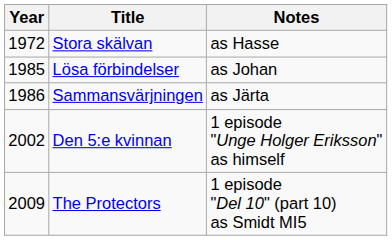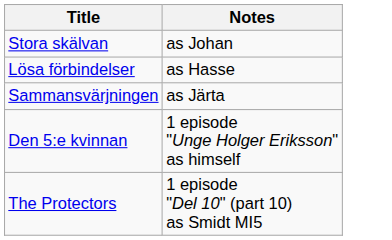- column: (27, 17)
(245, 43) as Hasse -> (200, 43) as Johan
(244, 69) as Johan -> (200, 69) as Hasse
